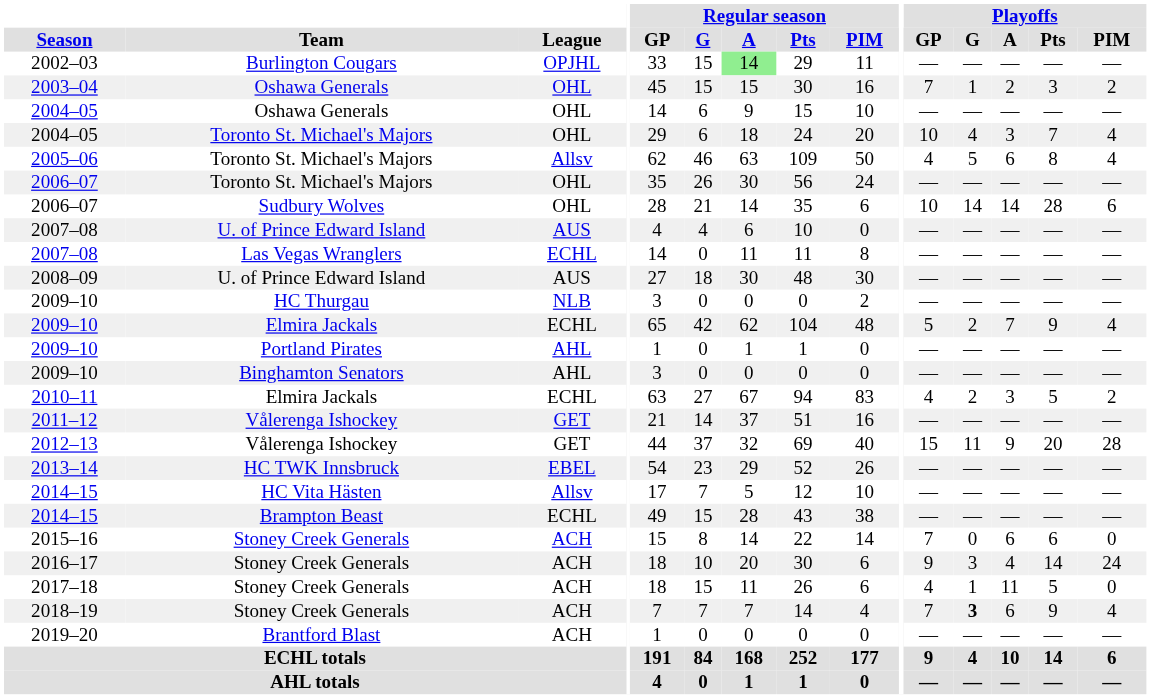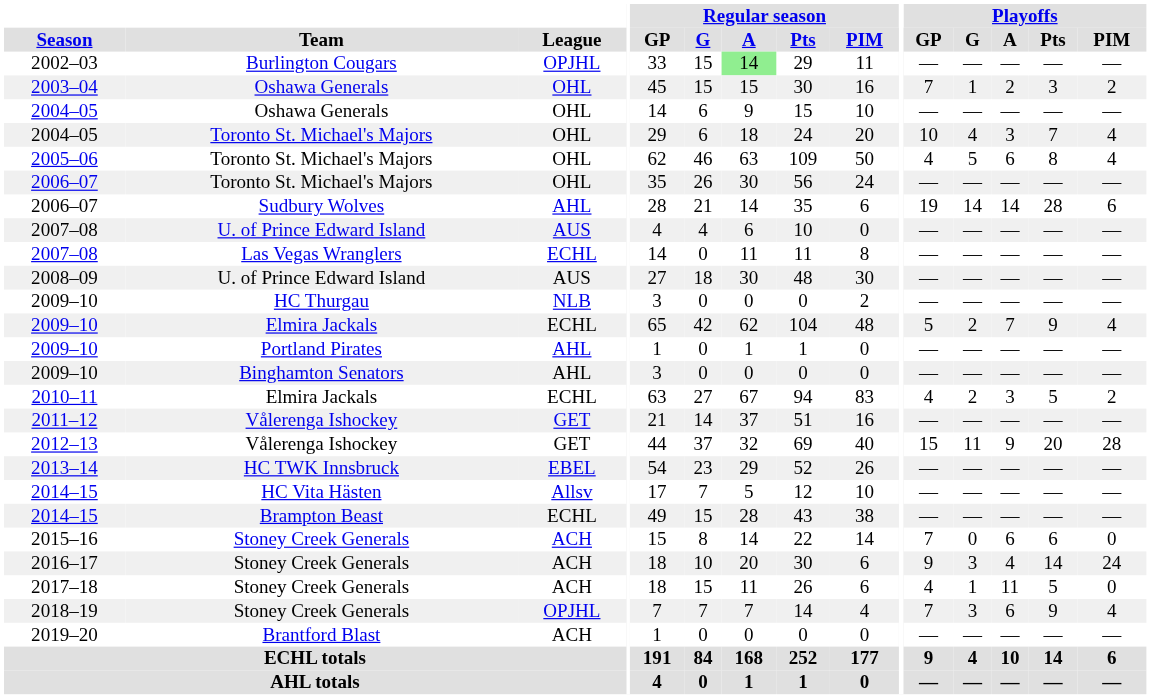(572, 158) Allsv -> (572, 158) OHL
(572, 206) OHL -> (572, 206) AHL
(928, 206) 10 -> (928, 206) 19
(572, 610) ACH -> (572, 610) OPJHL
(972, 610) bold -> (972, 610) normal
